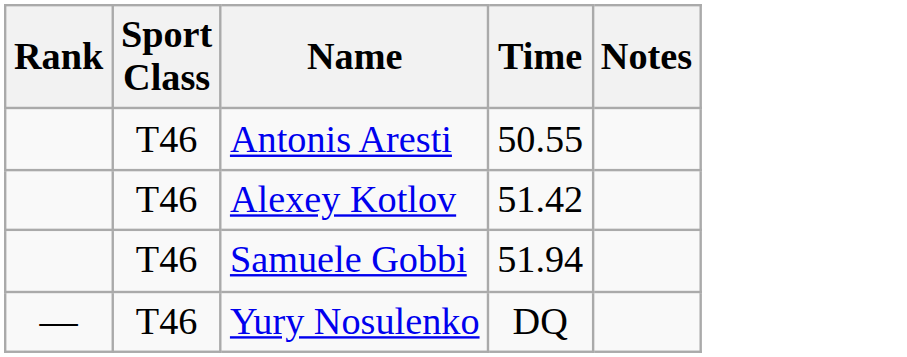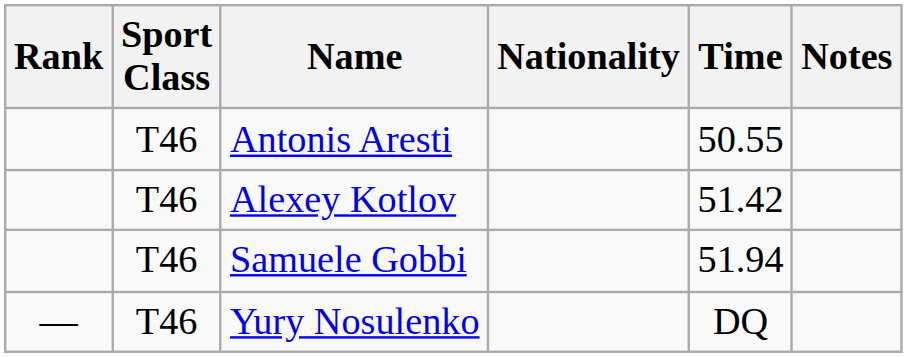+ column: (589, 56)
